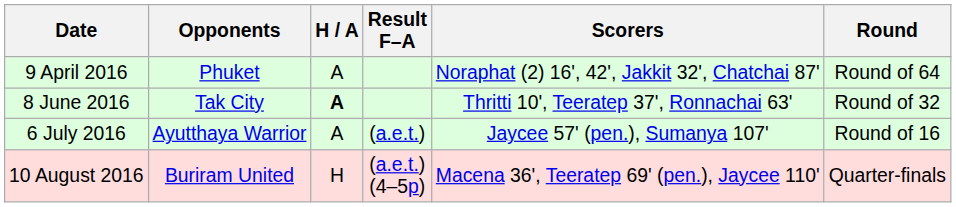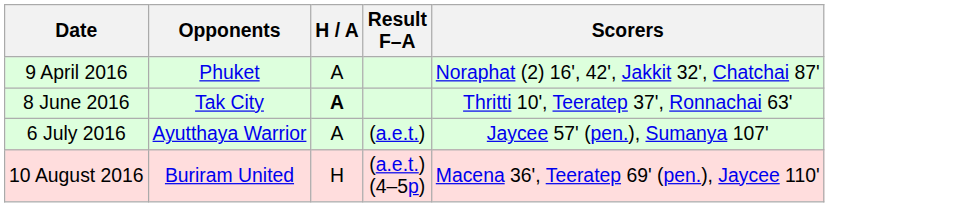- column: (887, 30)
